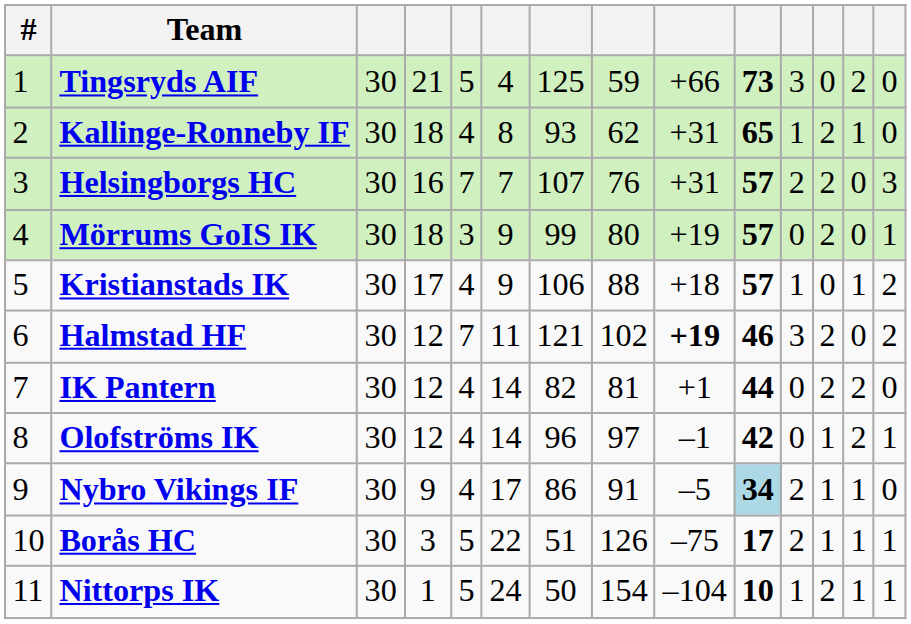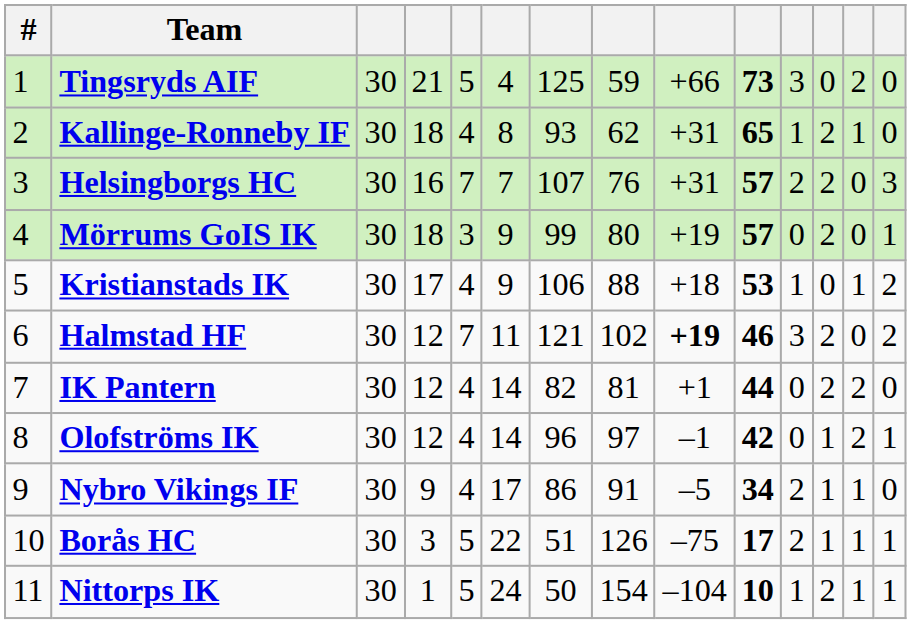(758, 285) 57 -> (758, 285) 53
(758, 489) lightblue background -> (758, 489) no background
